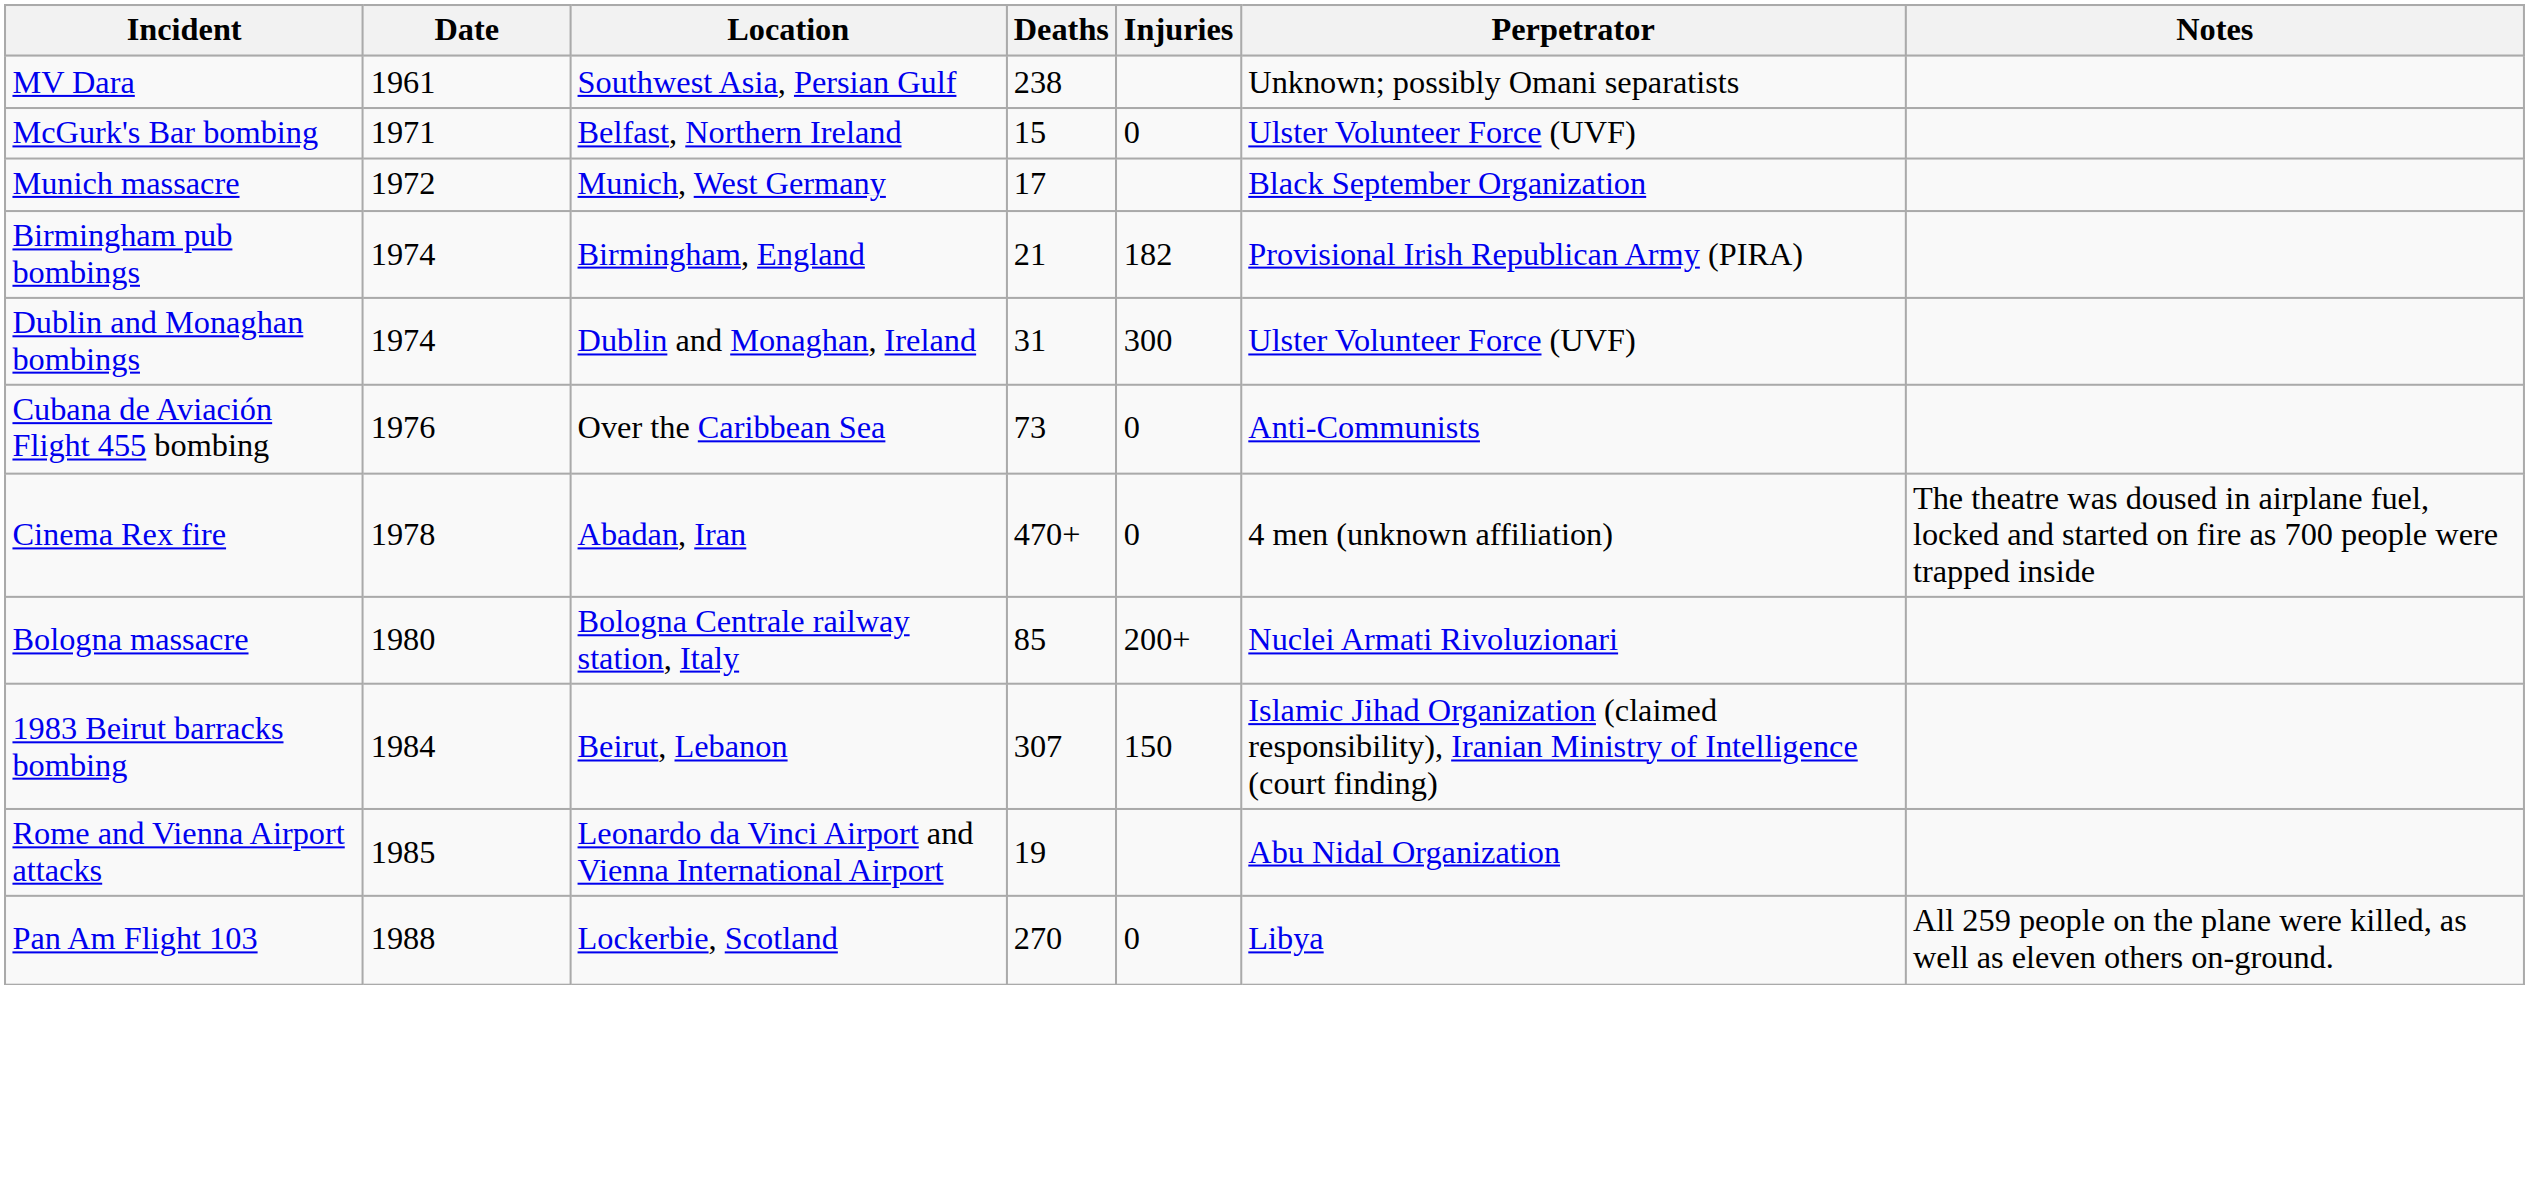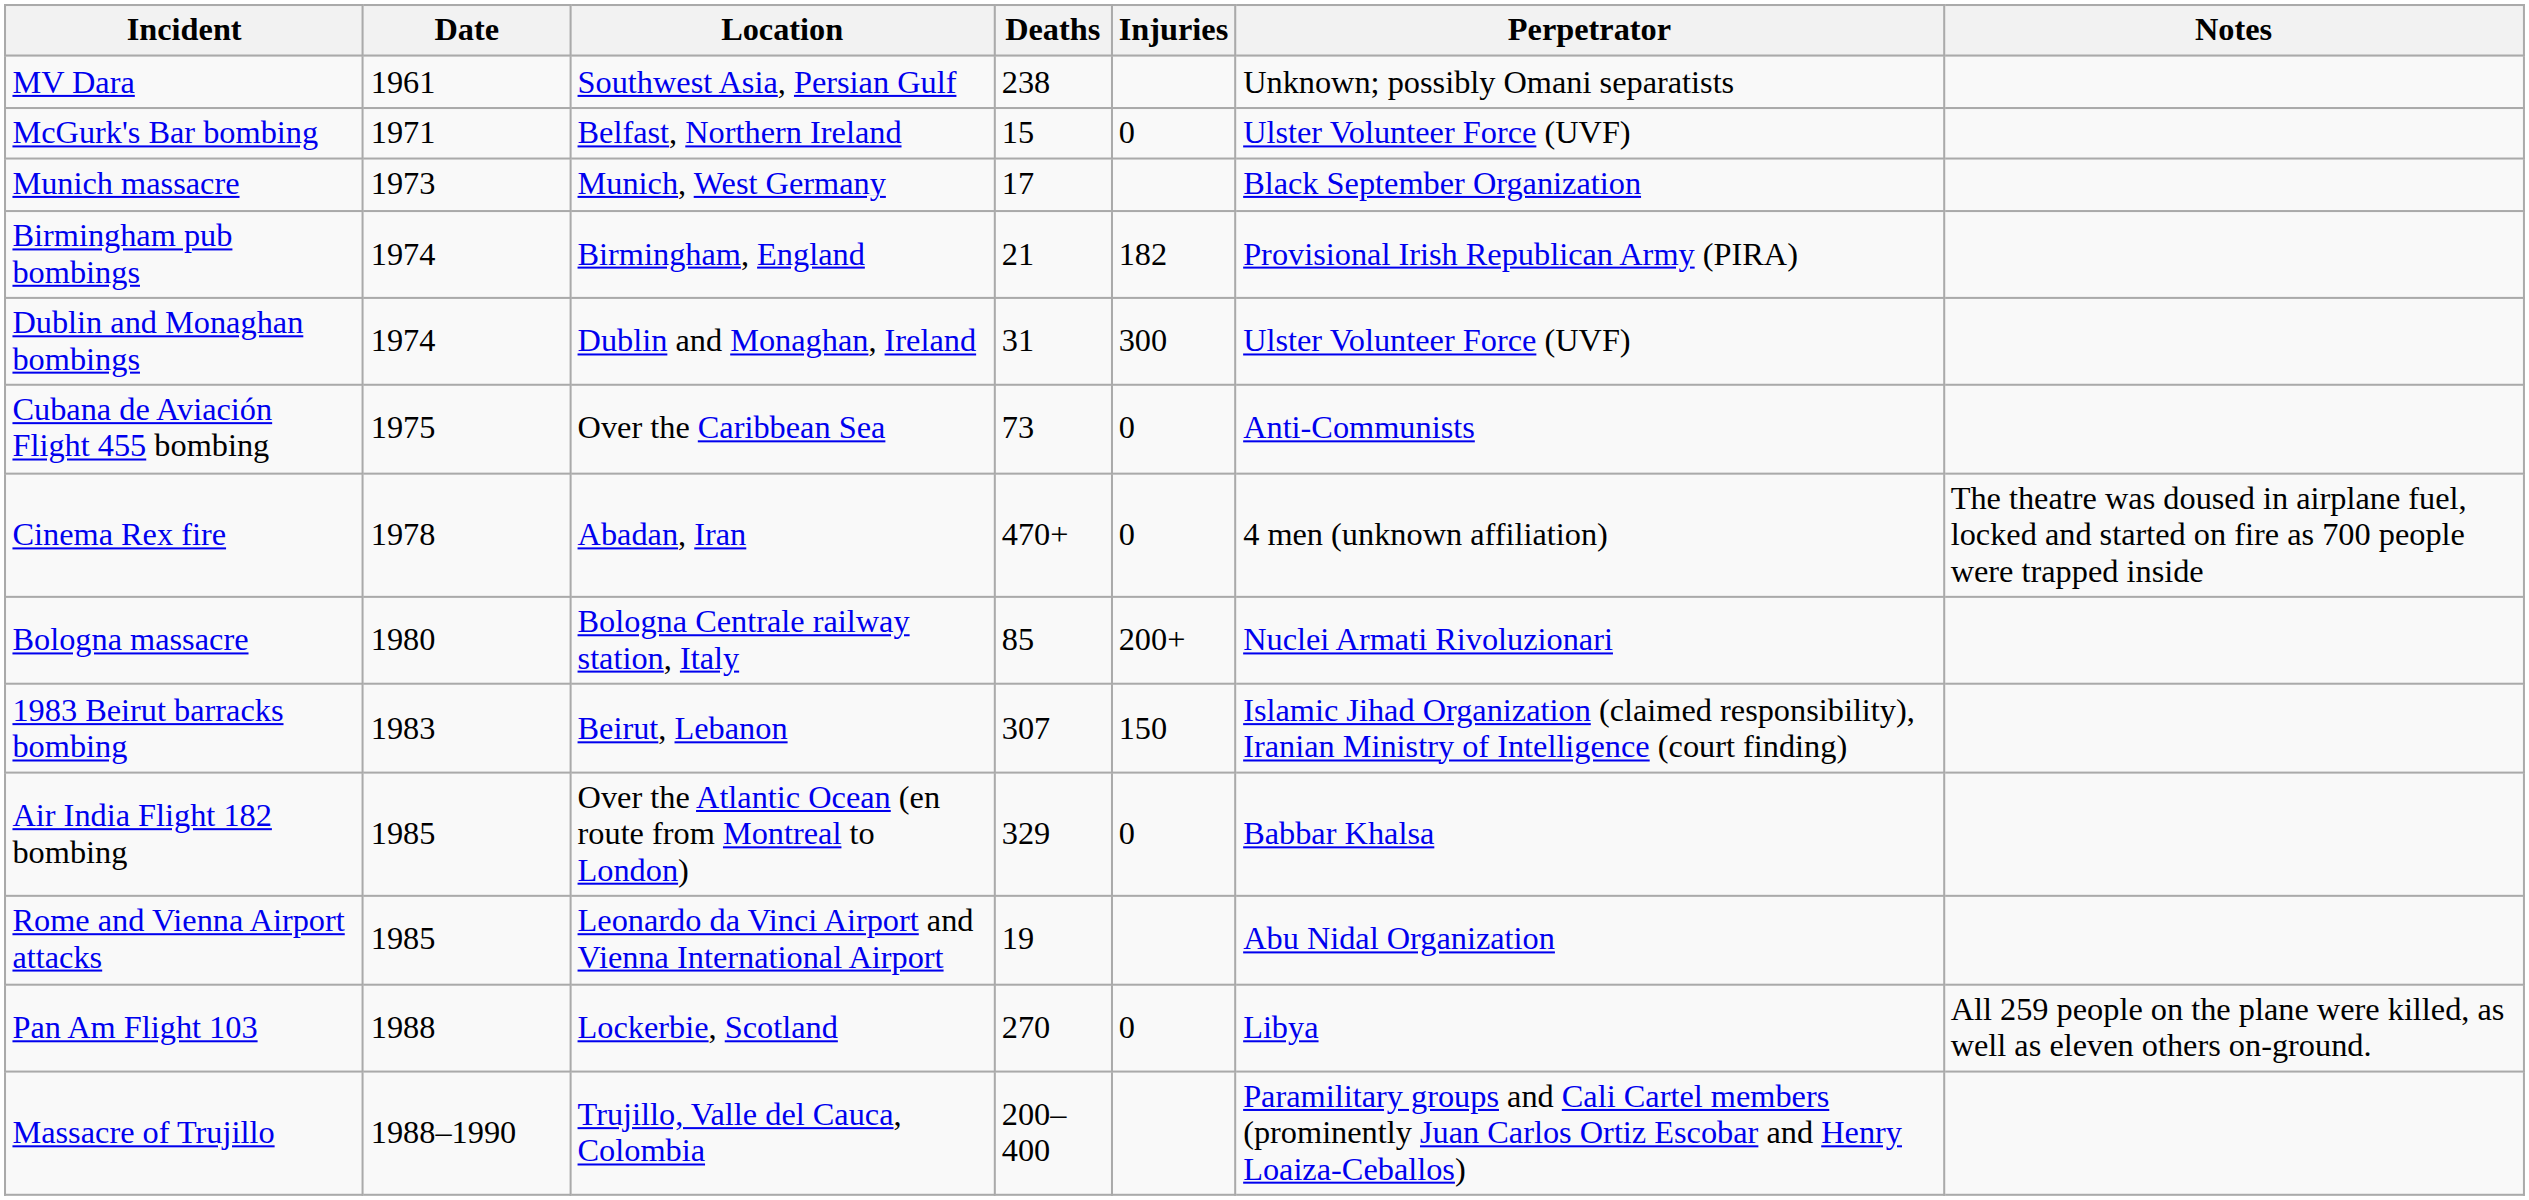(403, 183) 1972 -> (403, 183) 1973
(403, 428) 1976 -> (403, 428) 1975
(403, 745) 1984 -> (403, 727) 1983
+ row: (142, 833)
+ row: (144, 1132)
